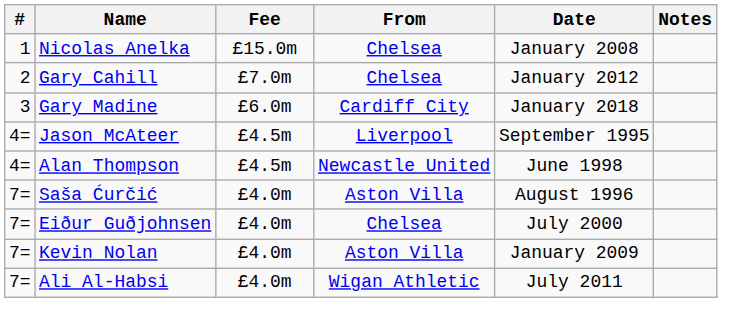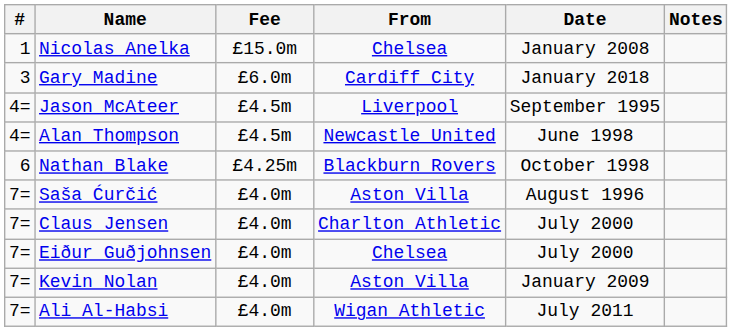- row: (98, 78)
+ row: (104, 166)
+ row: (104, 224)
